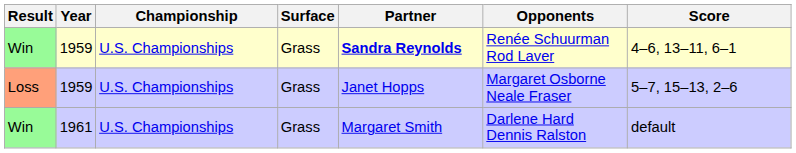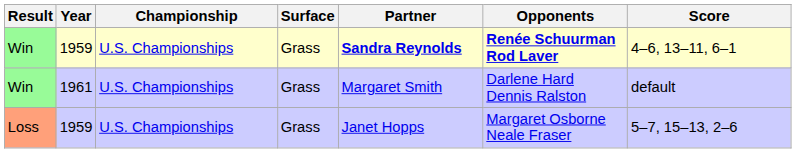(548, 47) normal -> (551, 47) bold
rows swapped: (23, 87) <-> (21, 127)
